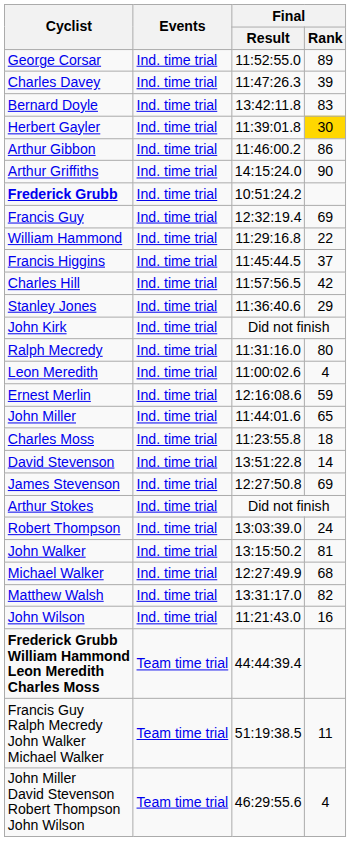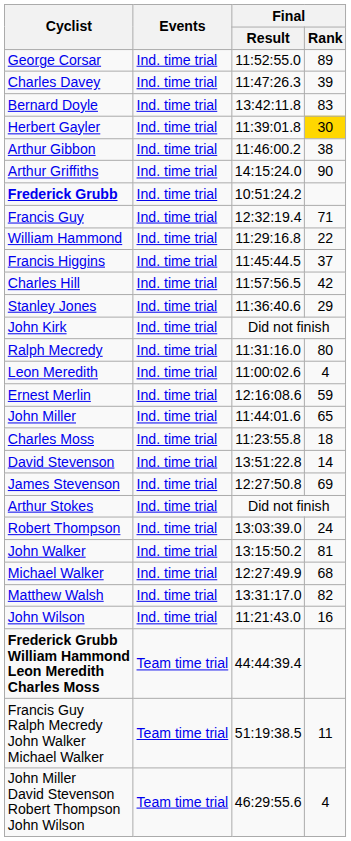(325, 150) 86 -> (325, 150) 38
(325, 217) 69 -> (325, 217) 71
